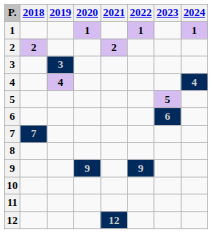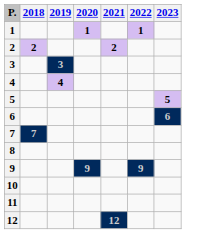- column: (194, 13)
